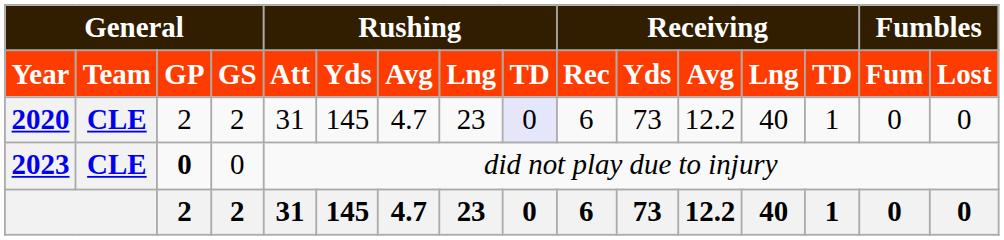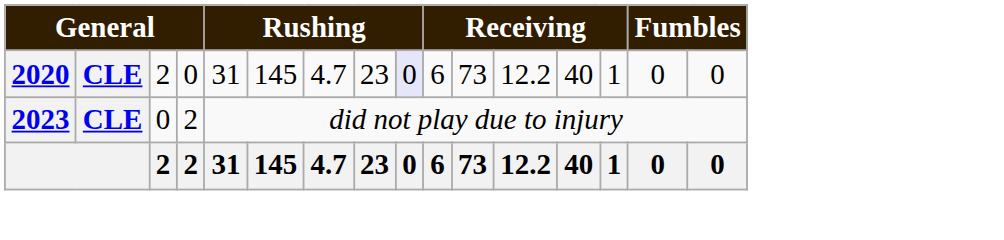- row: (41, 73)
(237, 119) 2 -> (191, 73) 0
(184, 165) bold -> (163, 119) normal
(237, 165) 0 -> (191, 119) 2
